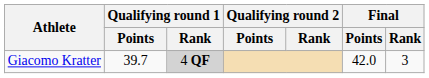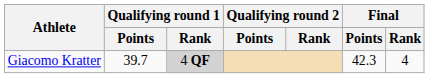(364, 61) 42.0 -> (364, 61) 42.3
(405, 61) 3 -> (405, 61) 4
